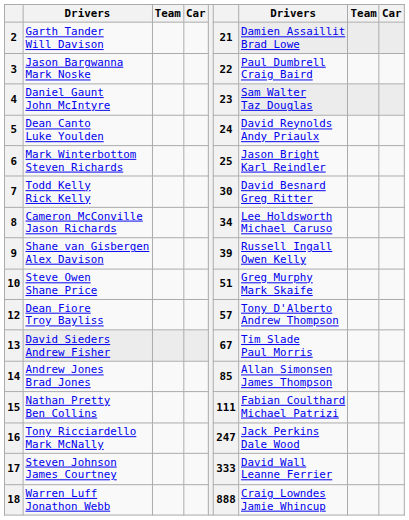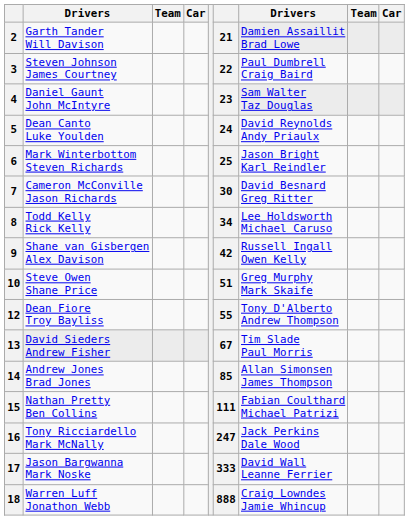(74, 69) Jason Bargwanna Mark Noske -> (71, 69) Steven Johnson James Courtney
(58, 192) Todd Kelly Rick Kelly -> (84, 192) Cameron McConville Jason Richards
(84, 223) Cameron McConville Jason Richards -> (58, 223) Todd Kelly Rick Kelly
(226, 253) 39 -> (226, 253) 42
(226, 315) 57 -> (226, 315) 55
(71, 469) Steven Johnson James Courtney -> (74, 469) Jason Bargwanna Mark Noske
